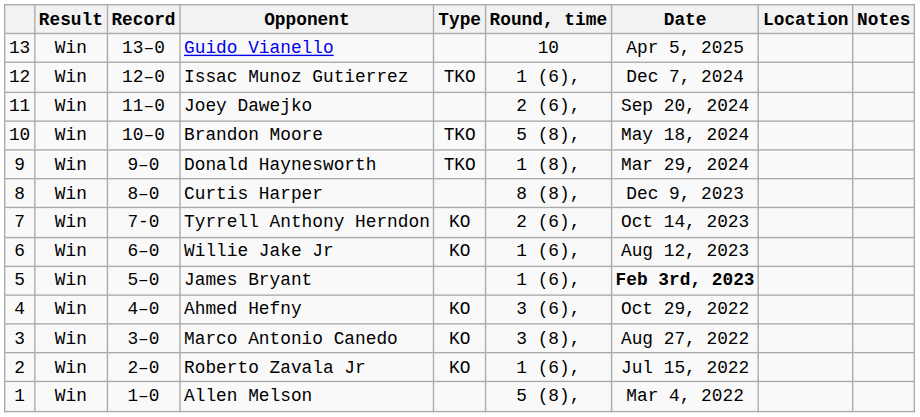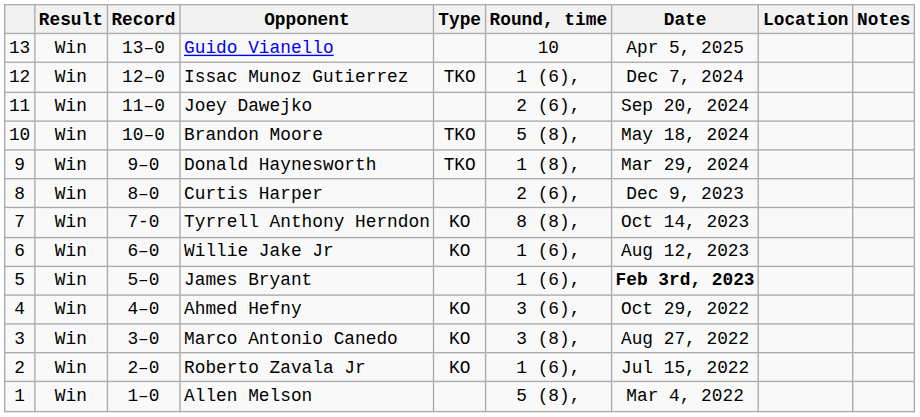(548, 193) 8 (8), -> (548, 193) 2 (6),
(548, 222) 2 (6), -> (548, 222) 8 (8),
